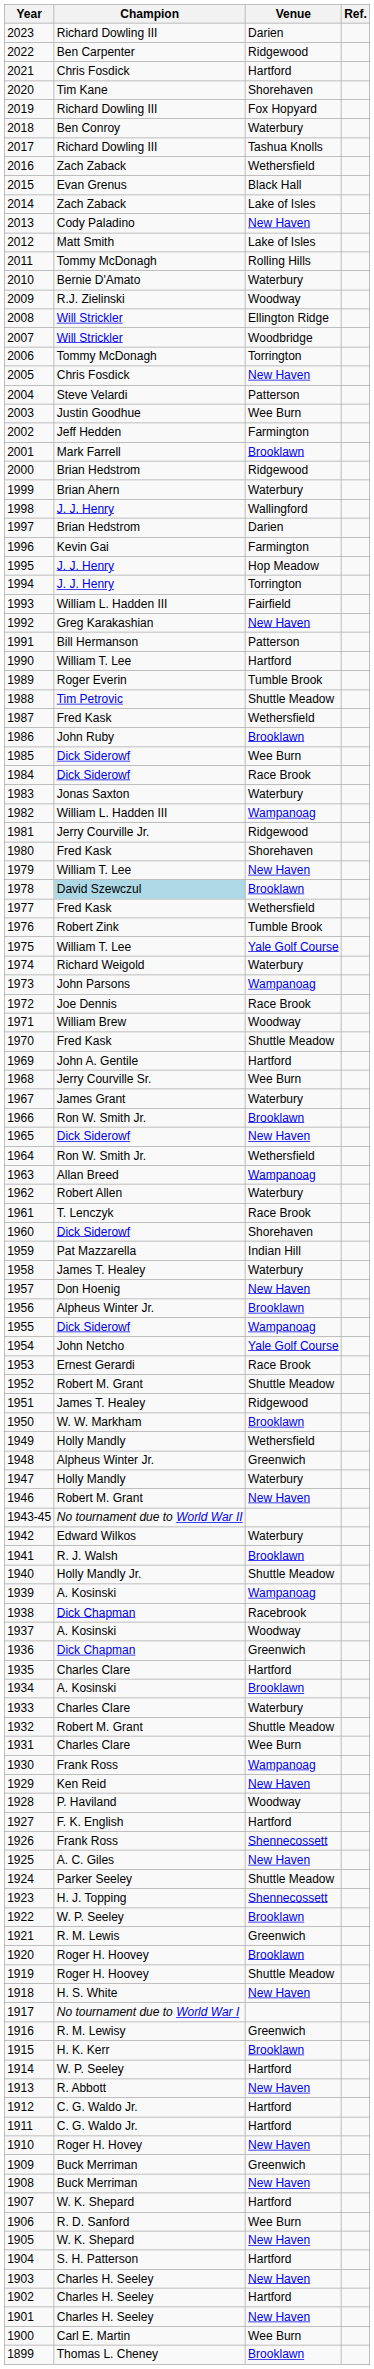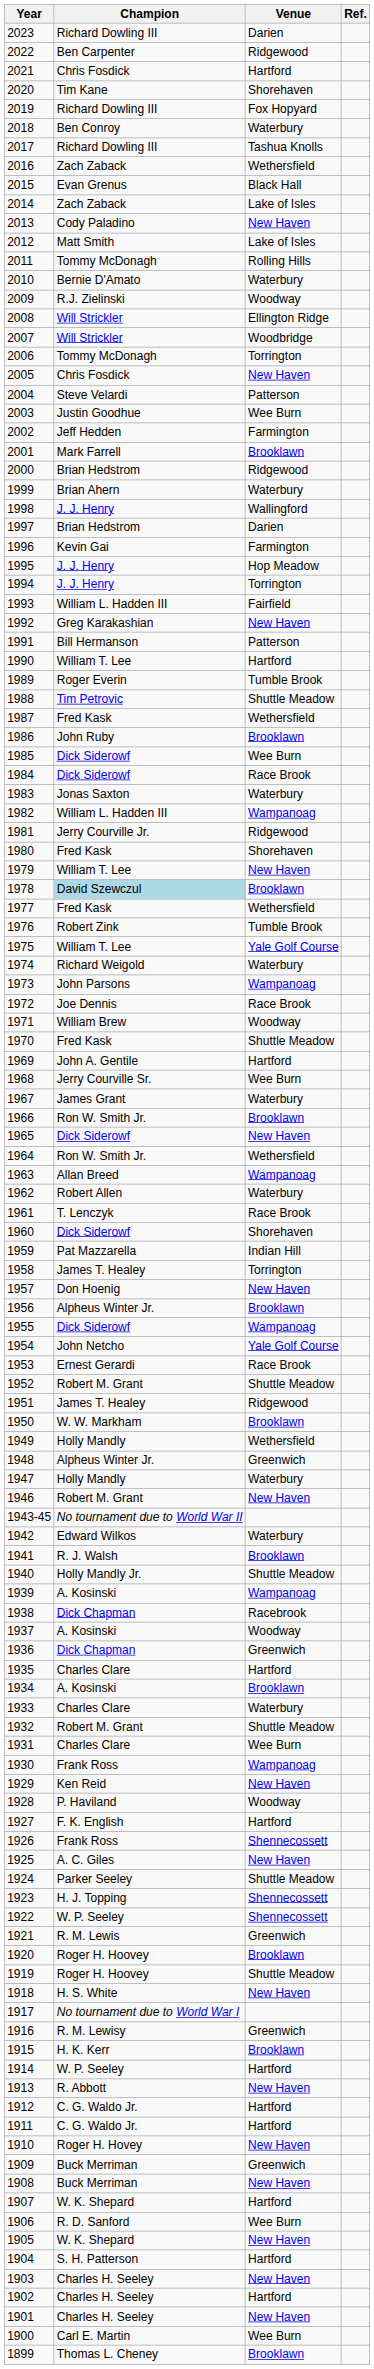(276, 1270) Waterbury -> (275, 1270) Torrington
(276, 1917) Brooklawn -> (288, 1917) Shennecossett
